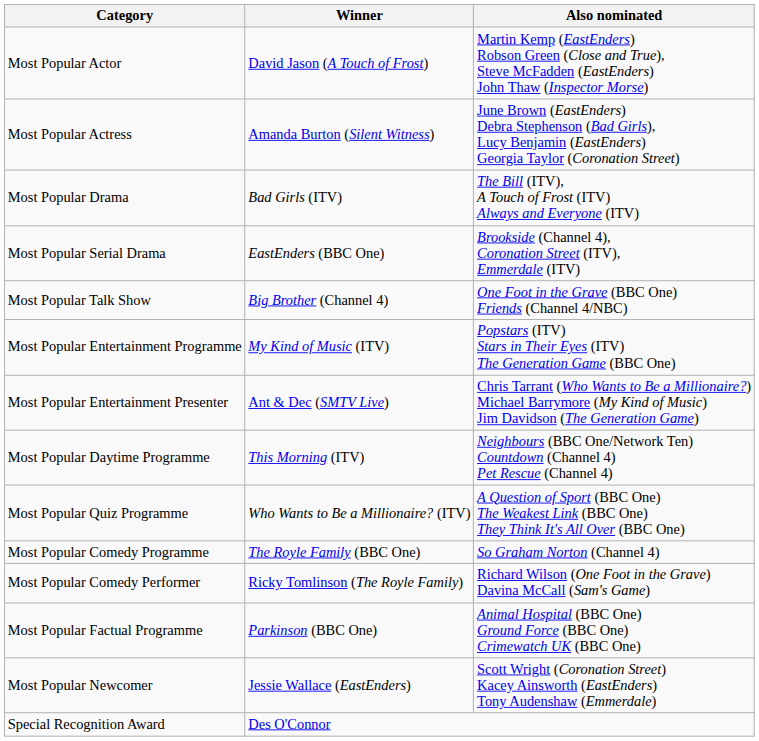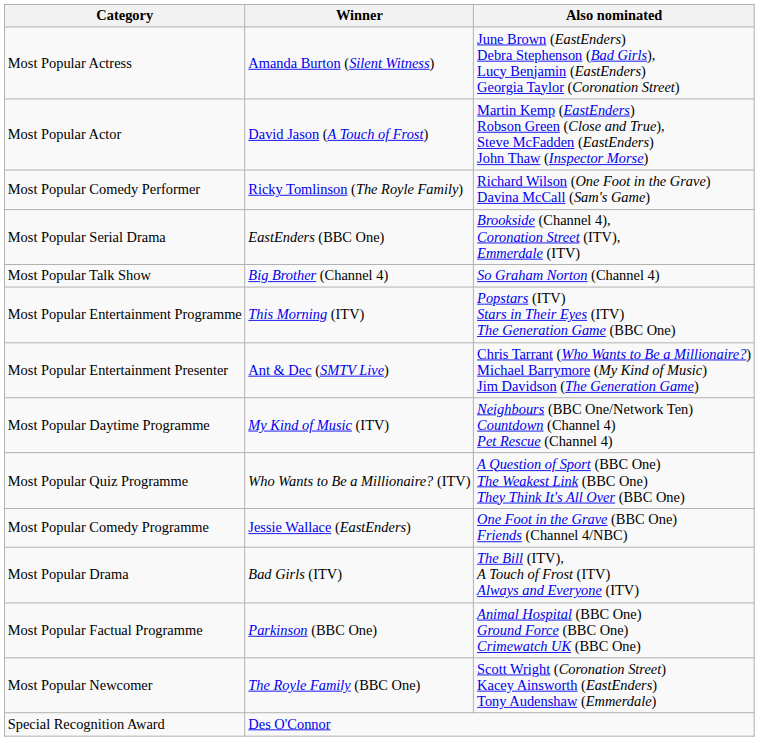rows swapped: (65, 63) <-> (70, 134)
rows swapped: (68, 197) <-> (104, 583)
(577, 300) One Foot in the Grave (BBC One) Friends (Channel 4/NBC) -> (568, 275) So Graham Norton (Channel 4)
(319, 347) My Kind of Music (ITV) -> (306, 314) This Morning (ITV)
(306, 457) This Morning (ITV) -> (319, 425) My Kind of Music (ITV)
(334, 552) The Royle Family (BBC One) -> (330, 527) Jessie Wallace (EastEnders)
(568, 552) So Graham Norton (Channel 4) -> (577, 527) One Foot in the Grave (BBC One) Friends (Channel 4/NBC)
(330, 685) Jessie Wallace (EastEnders) -> (334, 685) The Royle Family (BBC One)
